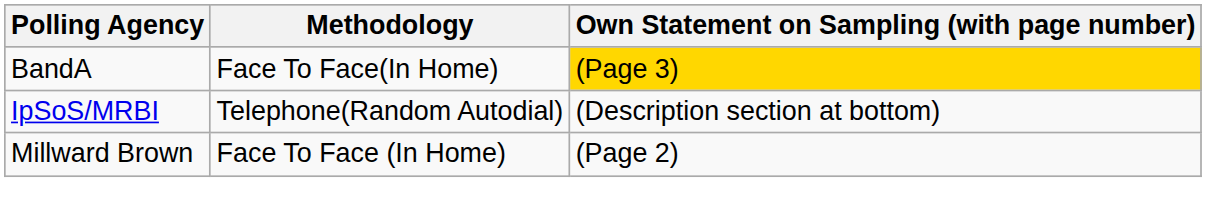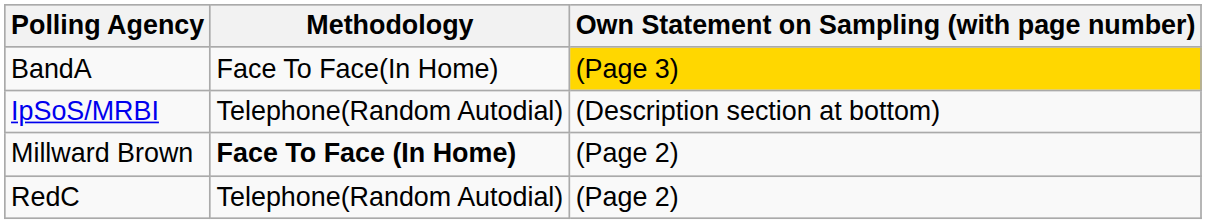(361, 153) normal -> (366, 153) bold
+ row: (45, 196)
